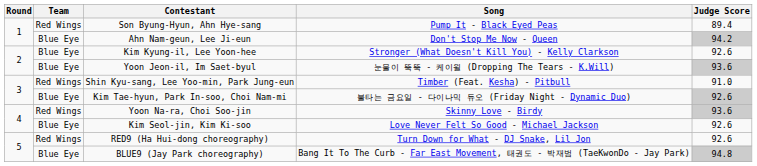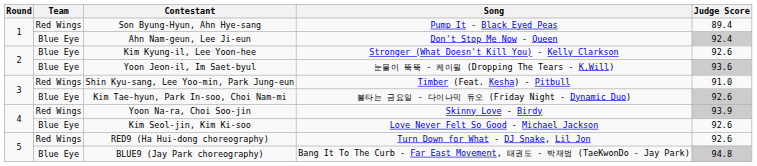(722, 39) 94.2 -> (722, 39) 92.4
(722, 112) 93.6 -> (722, 112) 93.9
